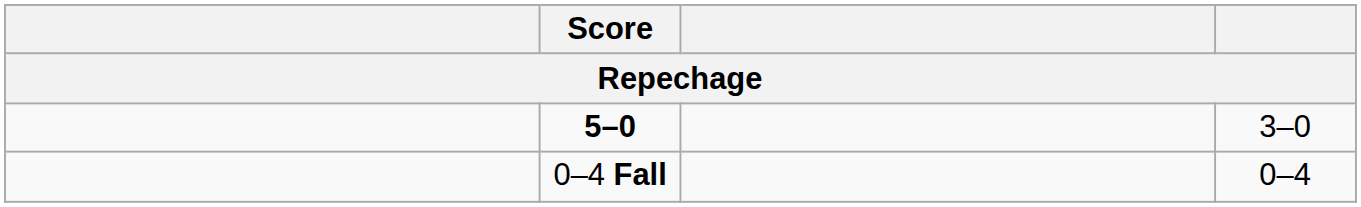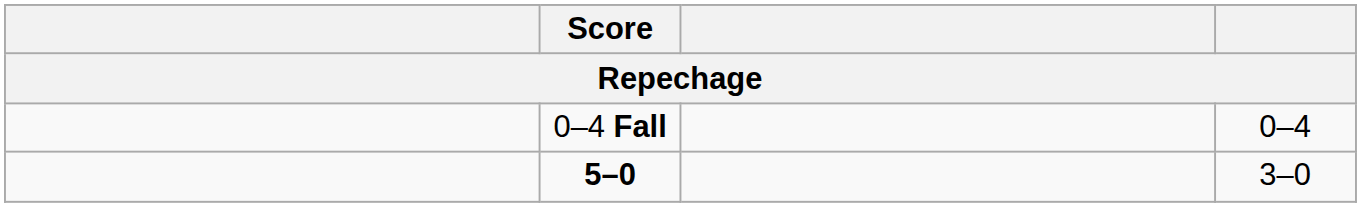rows swapped: (610, 175) <-> (610, 126)
